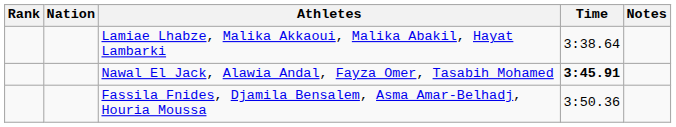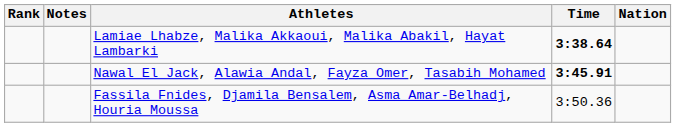columns swapped: (71, 16) <-> (647, 16)
(592, 45) normal -> (584, 45) bold
